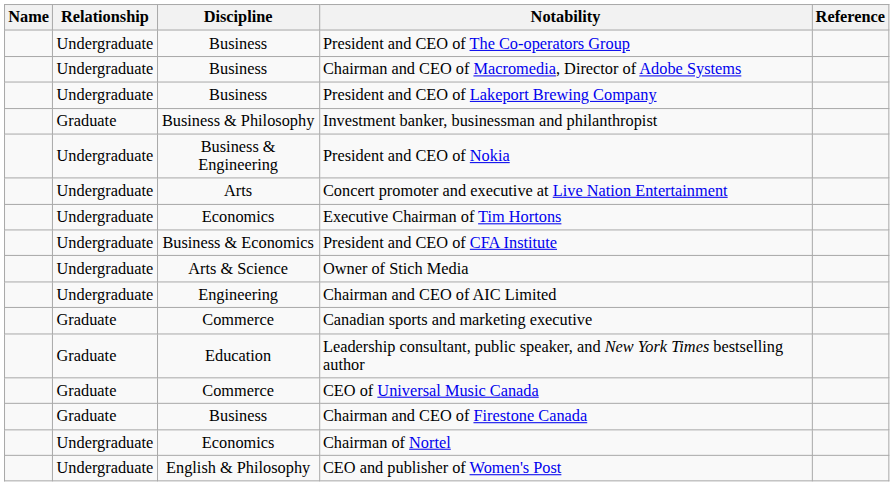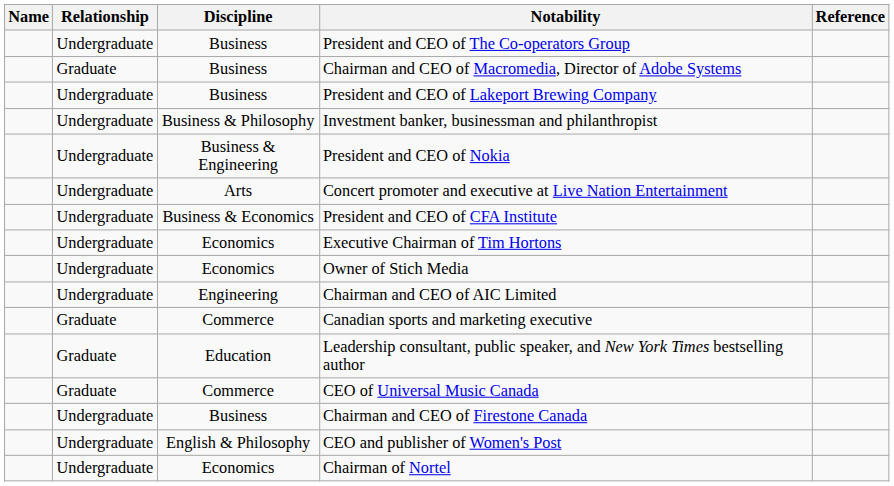(105, 69) Undergraduate -> (86, 69) Graduate
(86, 120) Graduate -> (105, 120) Undergraduate
rows swapped: (440, 242) <-> (442, 216)
(238, 268) Arts & Science -> (238, 268) Economics
(86, 416) Graduate -> (105, 416) Undergraduate
rows swapped: (442, 468) <-> (387, 442)
